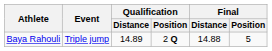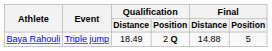(131, 40) 14.89 -> (131, 40) 18.49
